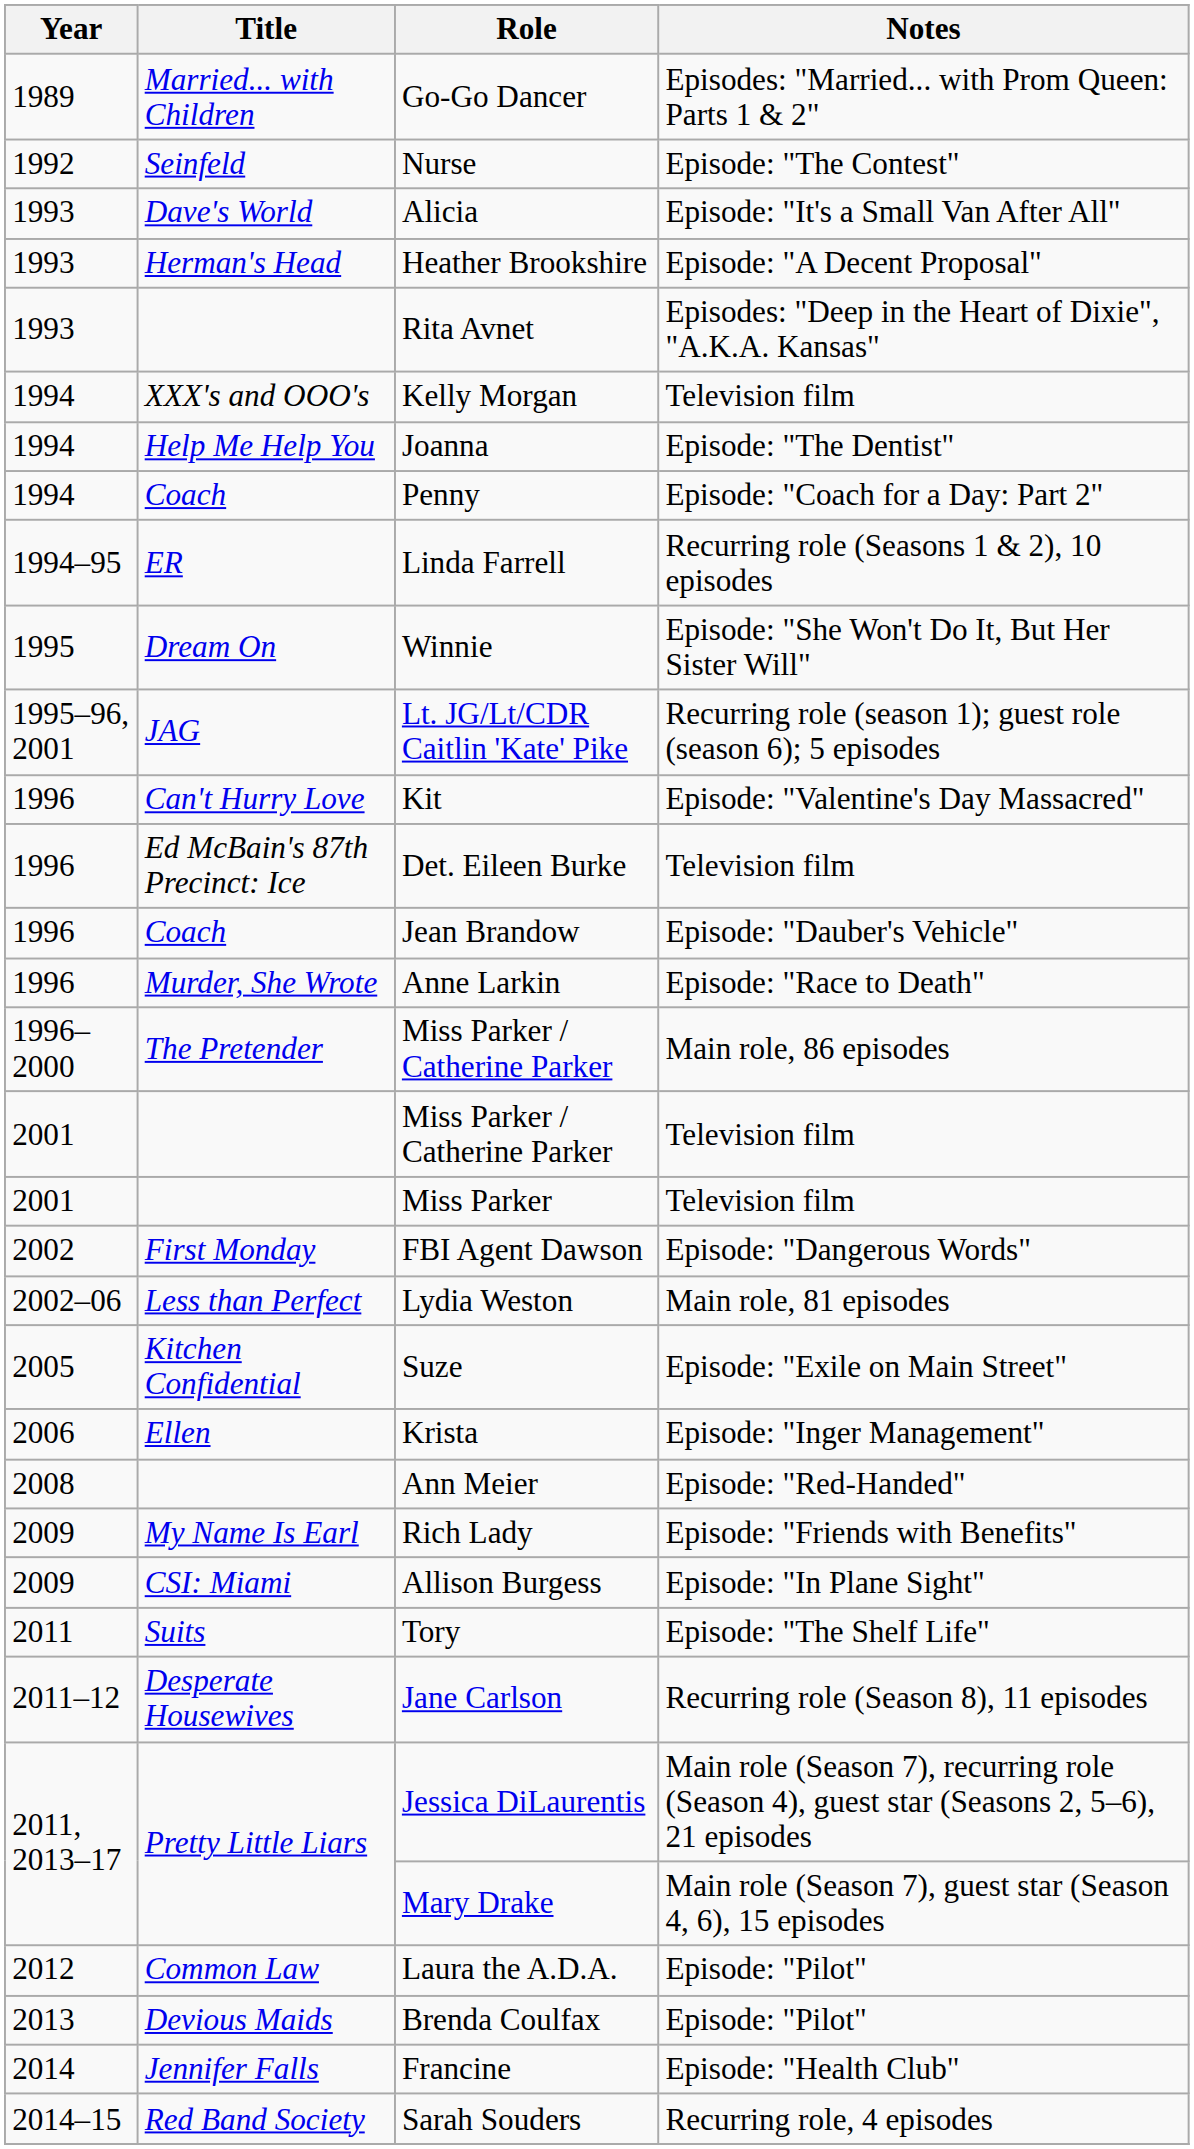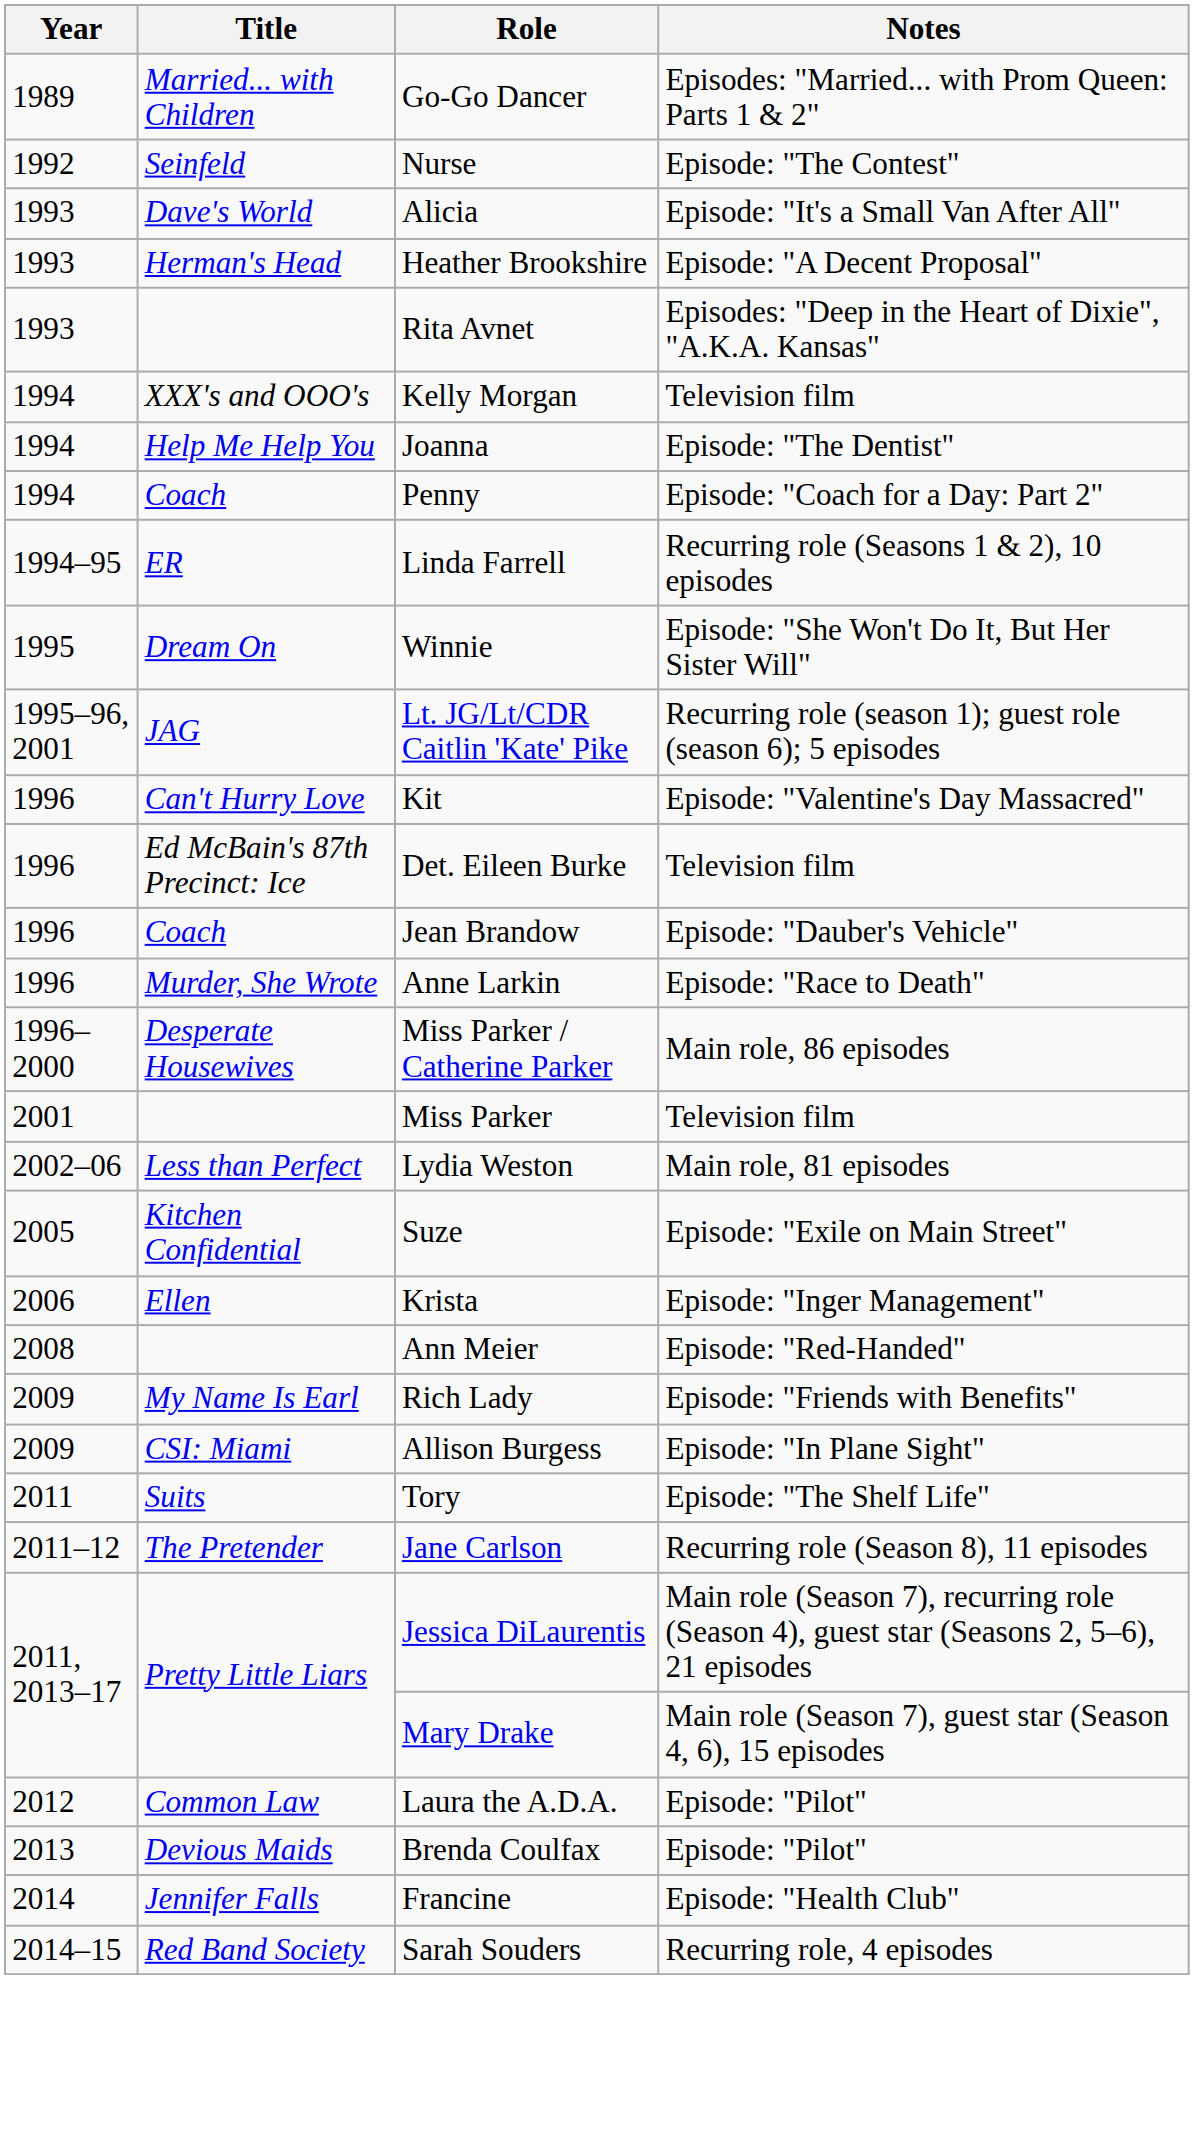(234, 1049) The Pretender -> (219, 1049) Desperate Housewives
- row: (507, 1133)
- row: (522, 1250)
(219, 1698) Desperate Housewives -> (234, 1547) The Pretender
